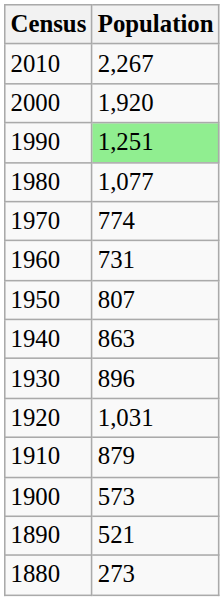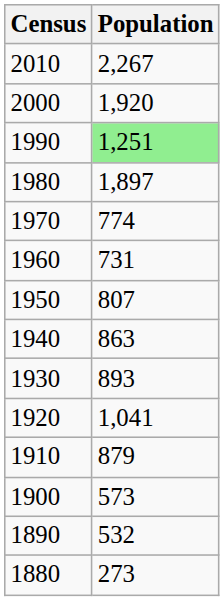(126, 181) 1,077 -> (126, 181) 1,897
(116, 378) 896 -> (116, 378) 893
(126, 417) 1,031 -> (126, 417) 1,041
(116, 535) 521 -> (116, 535) 532
